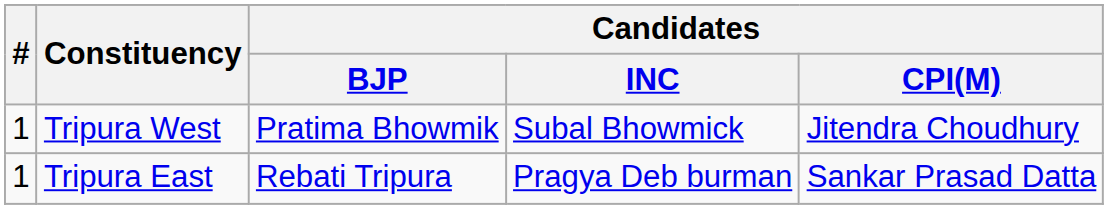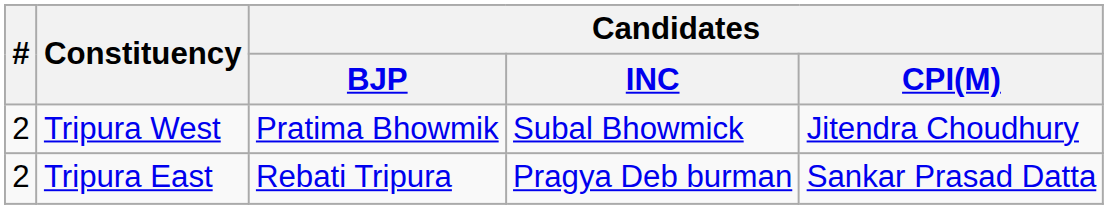(21, 128) 1 -> (21, 128) 2
(21, 177) 1 -> (21, 177) 2
